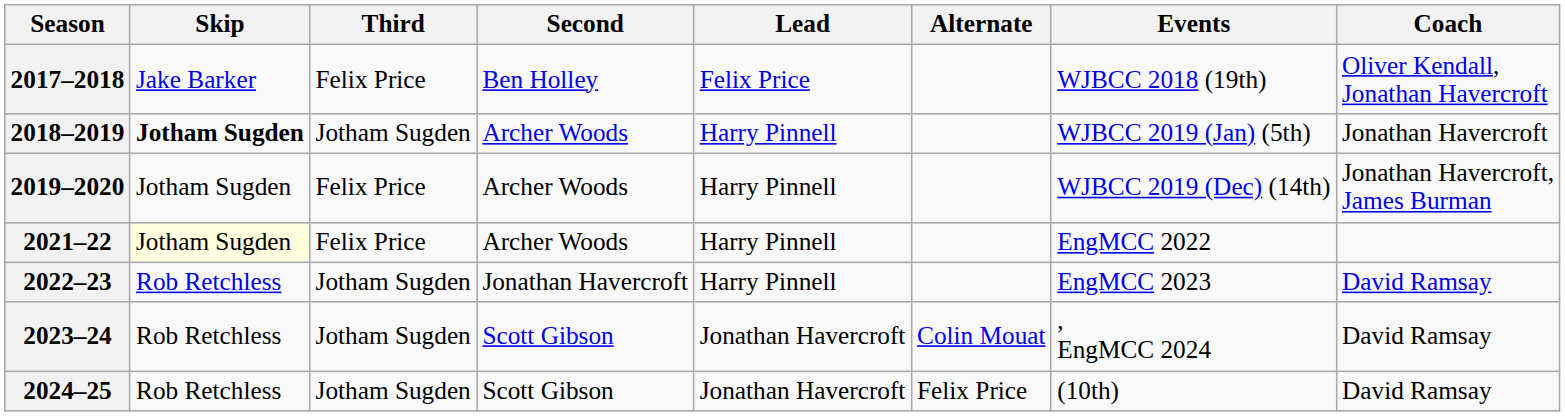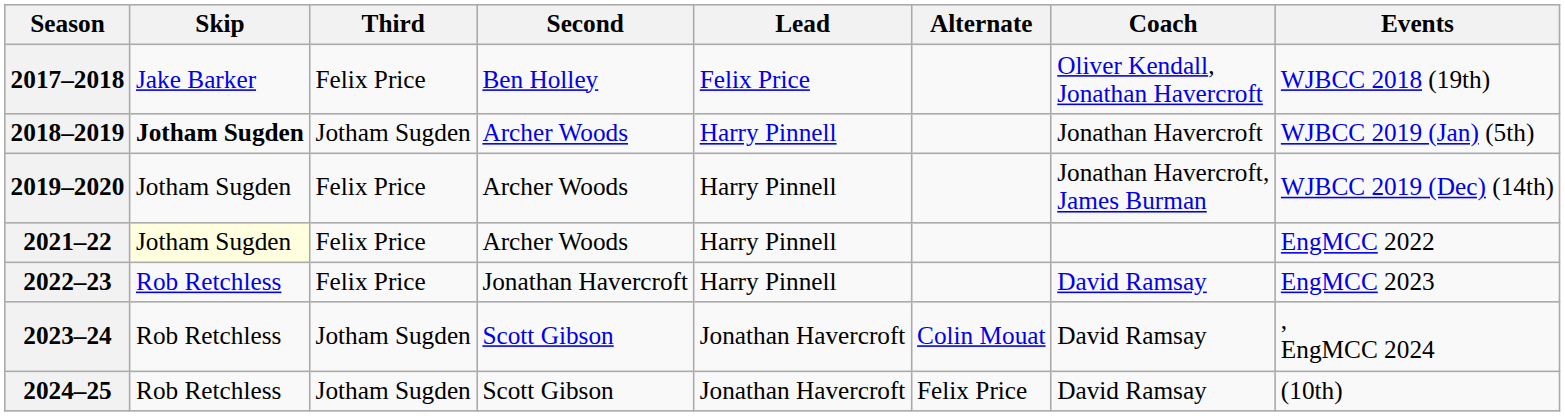columns swapped: (1448, 24) <-> (1194, 24)
(393, 281) Jotham Sugden -> (371, 281) Felix Price
